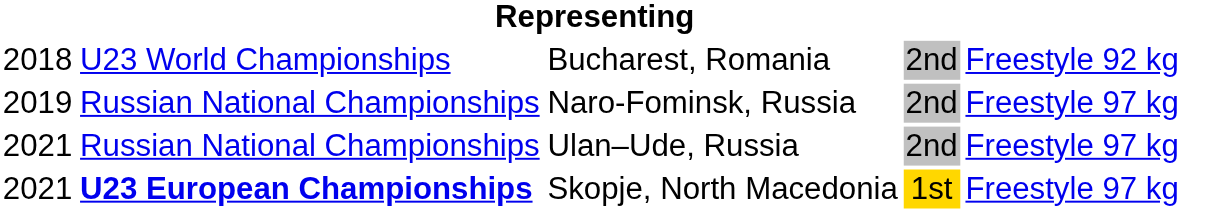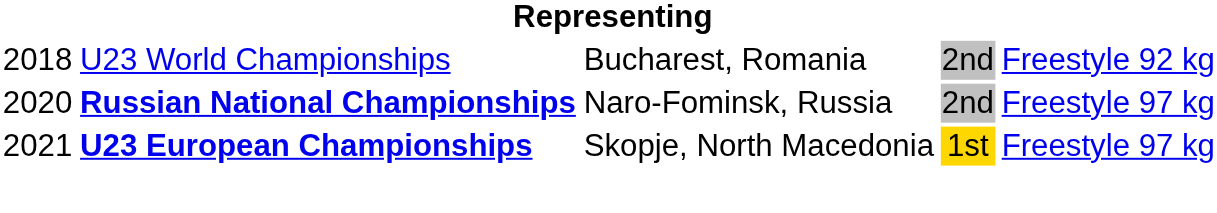(38, 102) 2019 -> (38, 102) 2020
(310, 102) normal -> (328, 102) bold
- row: (673, 145)
